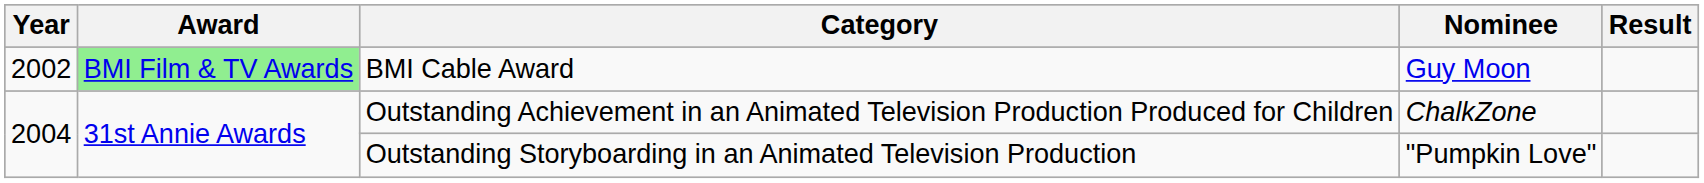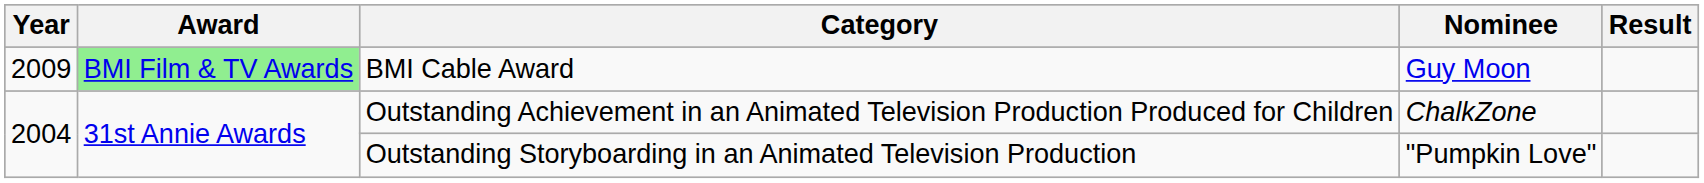(41, 68) 2002 -> (41, 68) 2009
